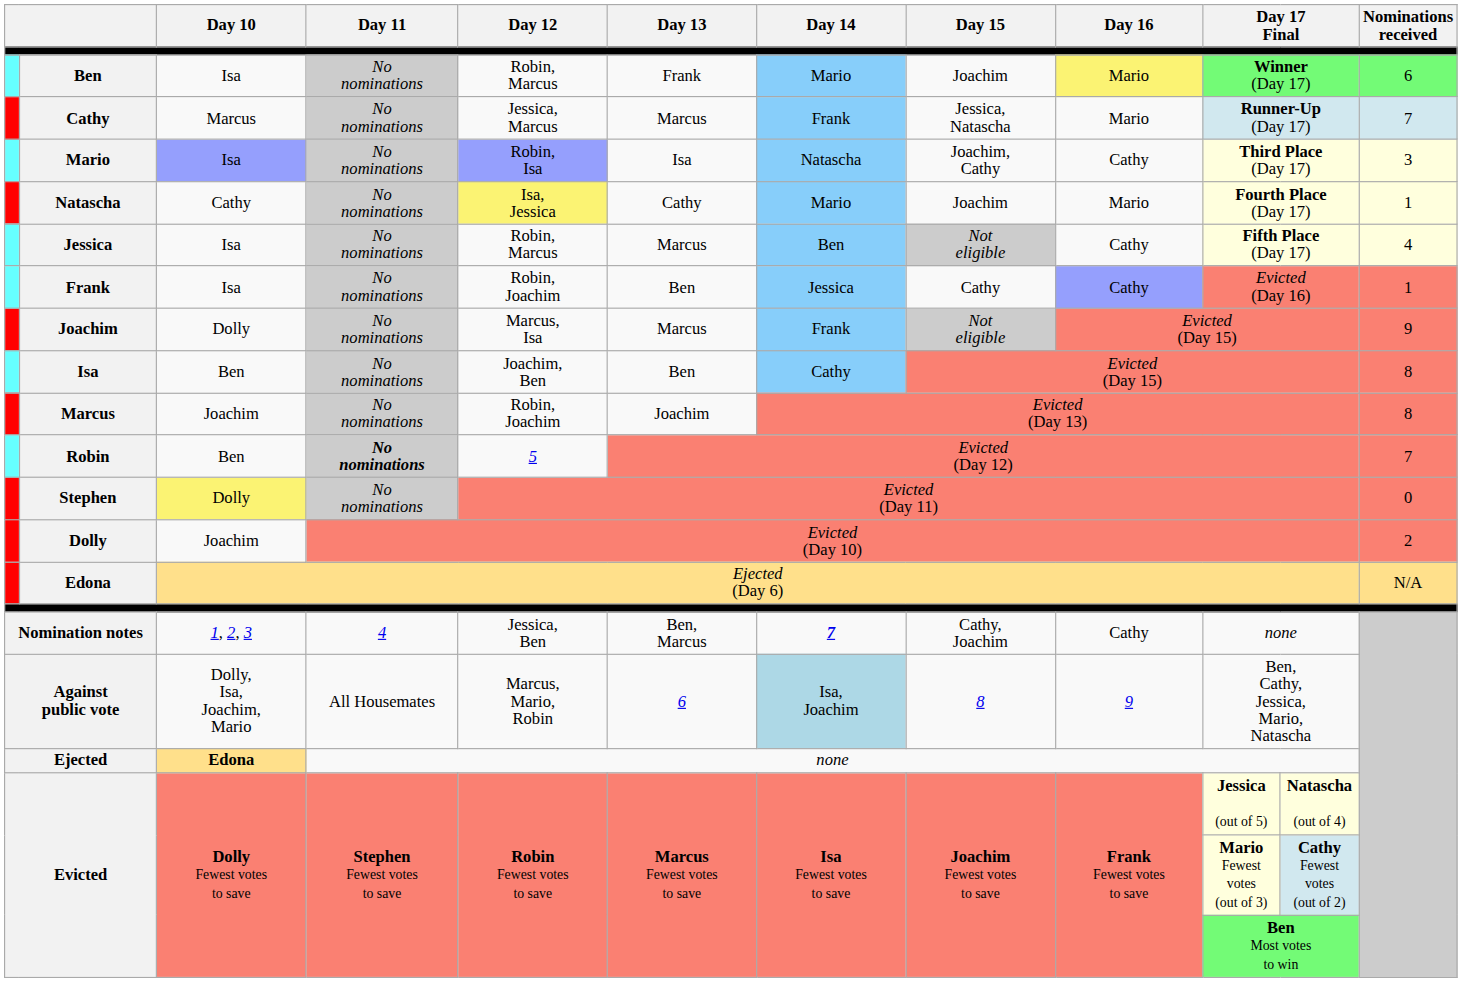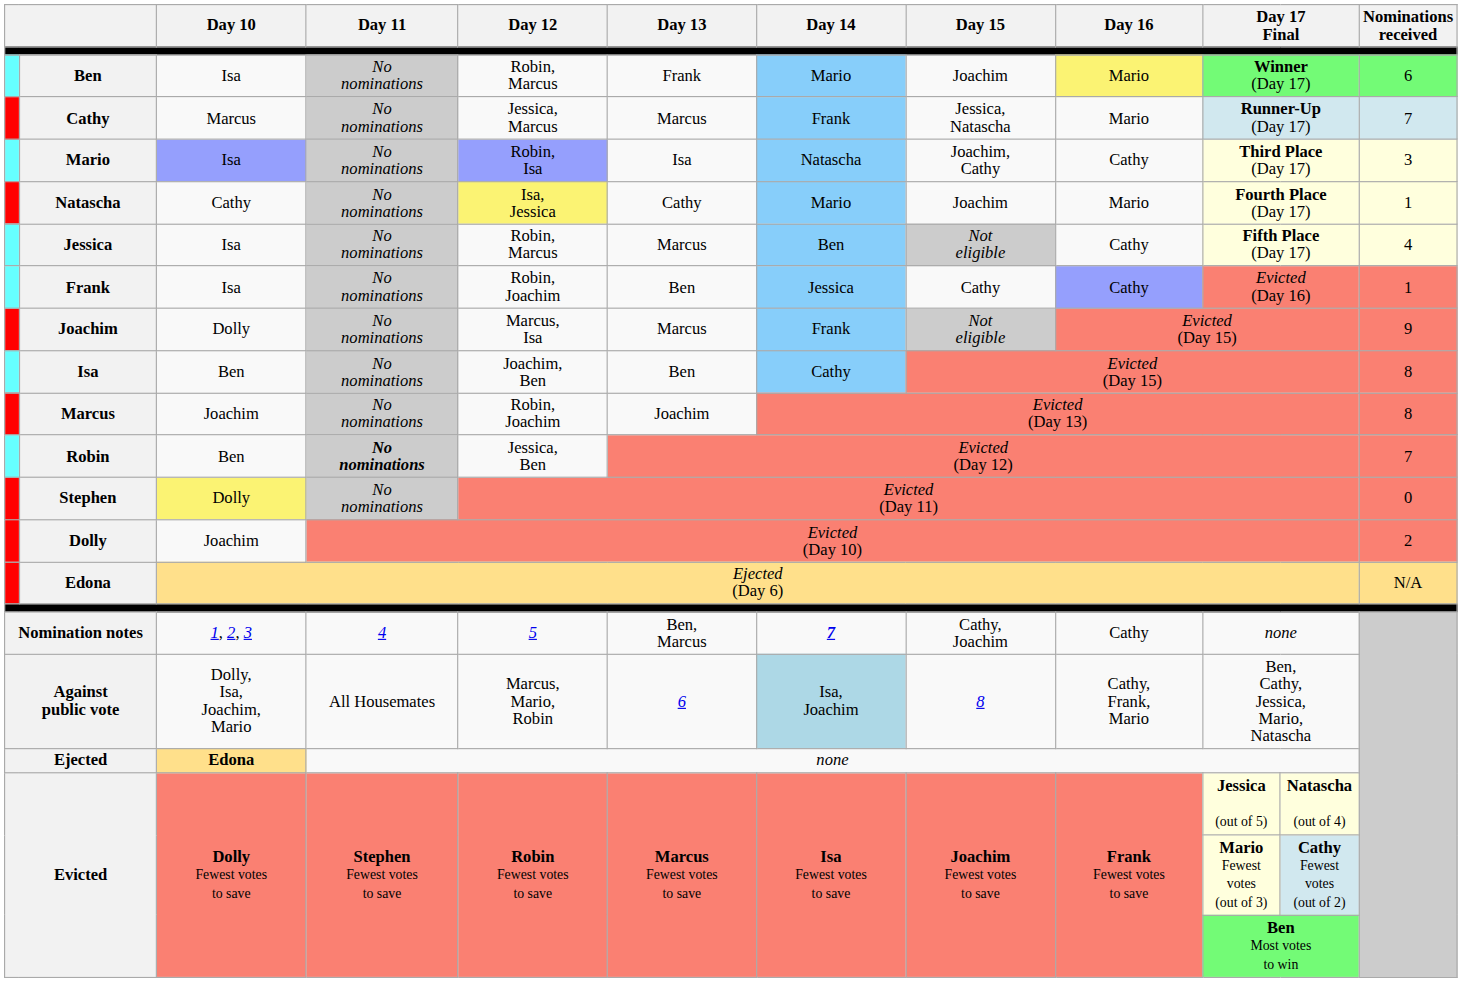(533, 456) 5 -> (533, 456) Jessica, Ben
(533, 633) Jessica, Ben -> (533, 633) 5
(1129, 701) 9 -> (1129, 701) Cathy, Frank, Mario
